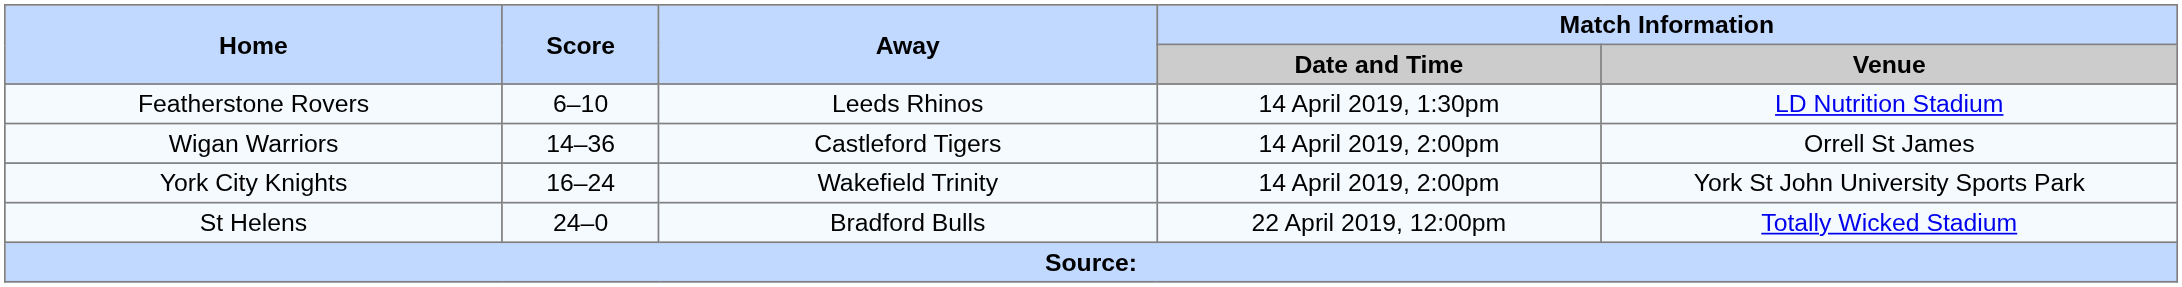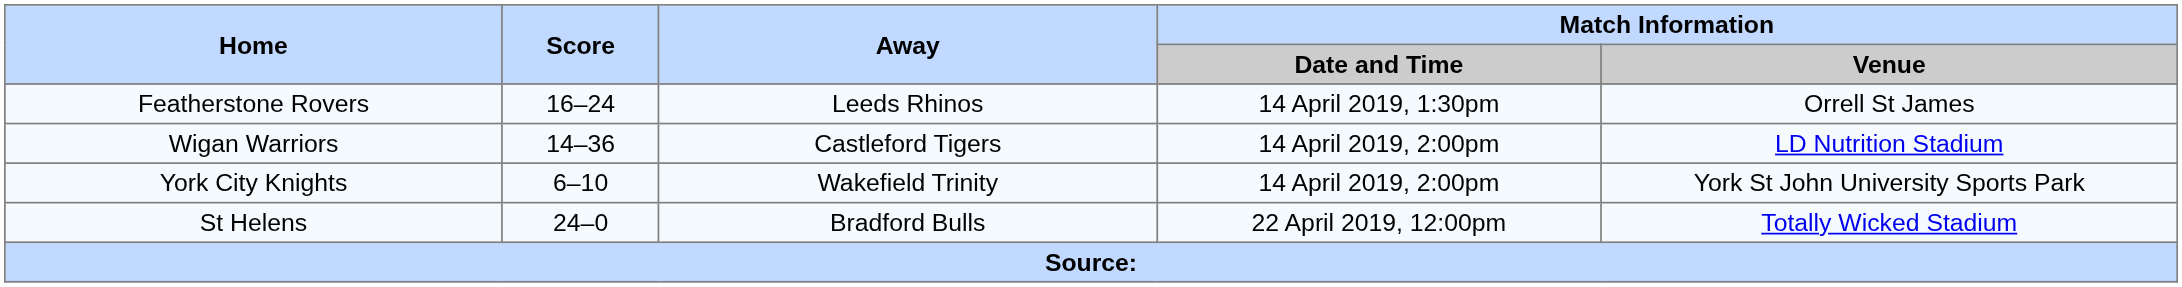(581, 104) 6–10 -> (581, 104) 16–24
(1889, 104) LD Nutrition Stadium -> (1889, 104) Orrell St James
(1889, 143) Orrell St James -> (1889, 143) LD Nutrition Stadium
(581, 183) 16–24 -> (581, 183) 6–10
